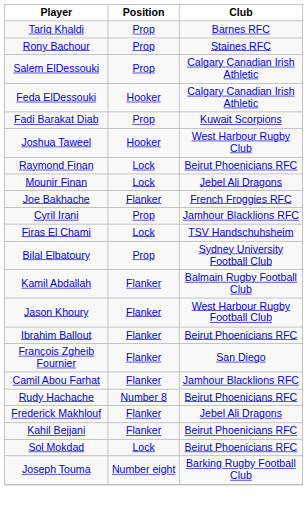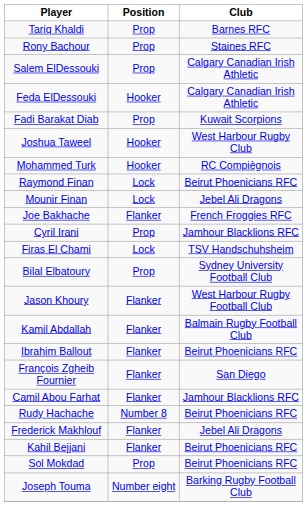+ row: (56, 165)
rows swapped: (56, 284) <-> (56, 312)
(144, 447) Lock -> (144, 464) Prop
